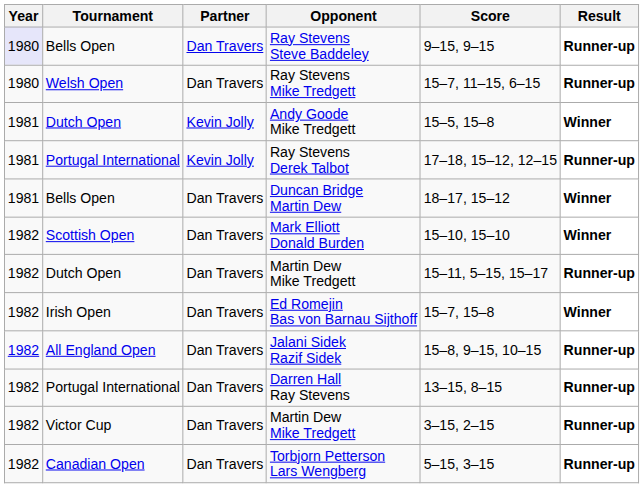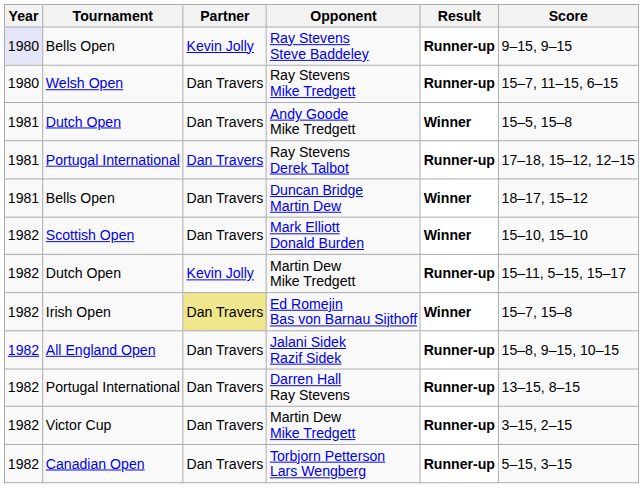columns swapped: (490, 16) <-> (599, 16)
(225, 46) Dan Travers -> (220, 46) Kevin Jolly
(220, 122) Kevin Jolly -> (225, 122) Dan Travers
(220, 160) Kevin Jolly -> (225, 160) Dan Travers
(225, 274) Dan Travers -> (220, 274) Kevin Jolly
(225, 312) no background -> (225, 312) khaki background
